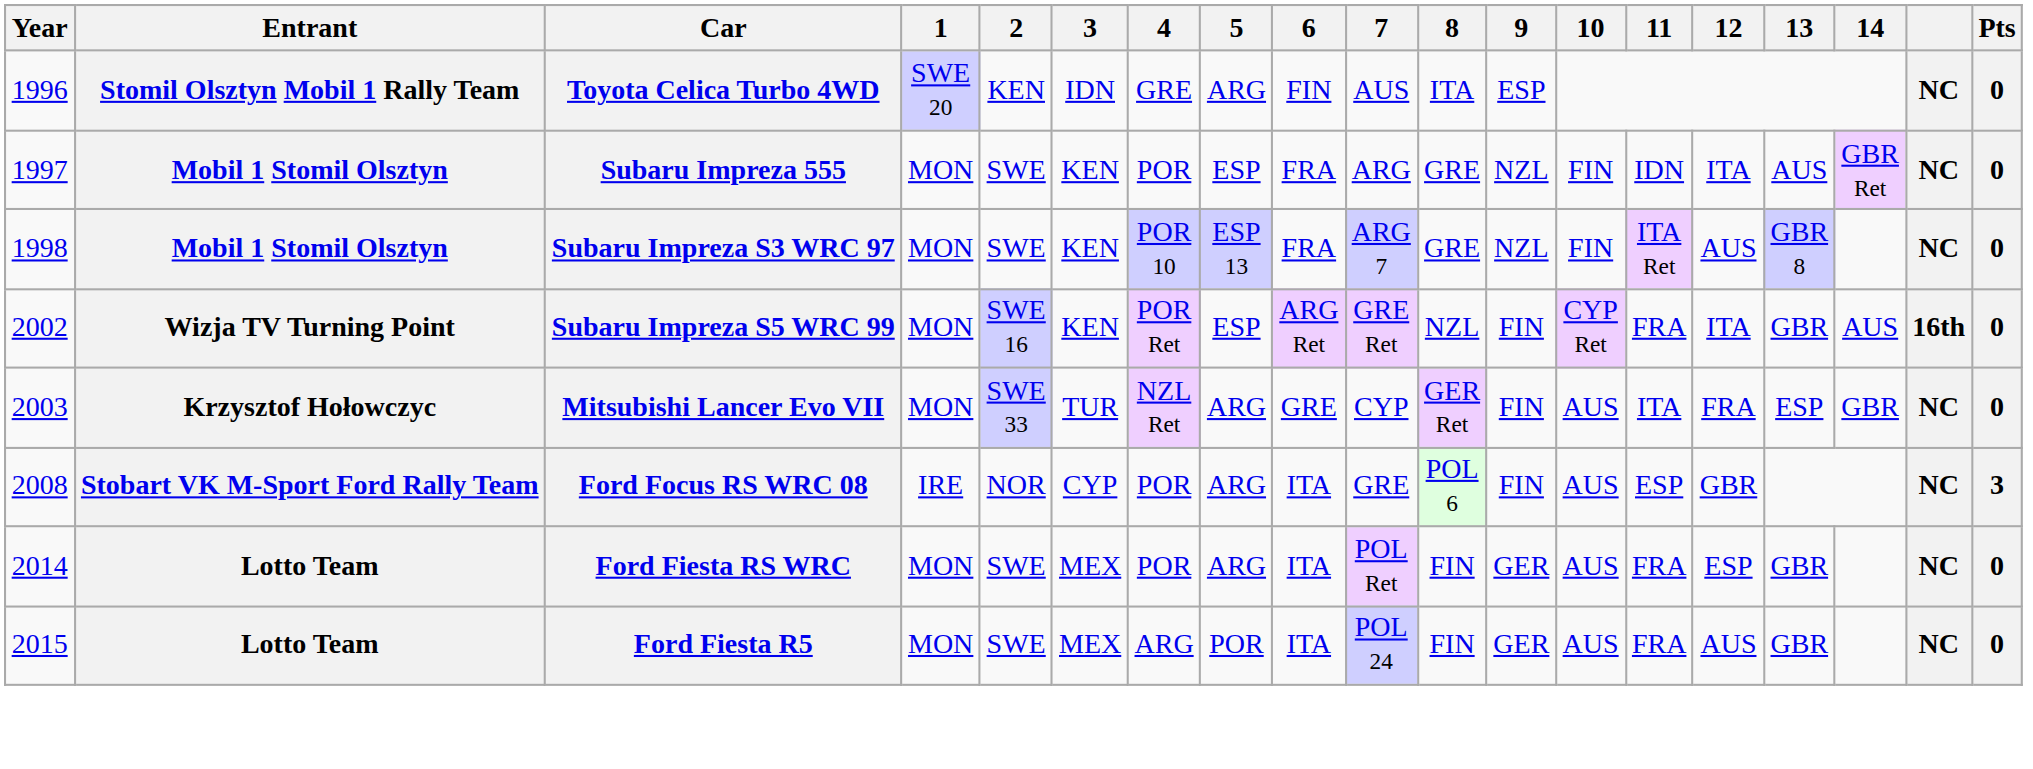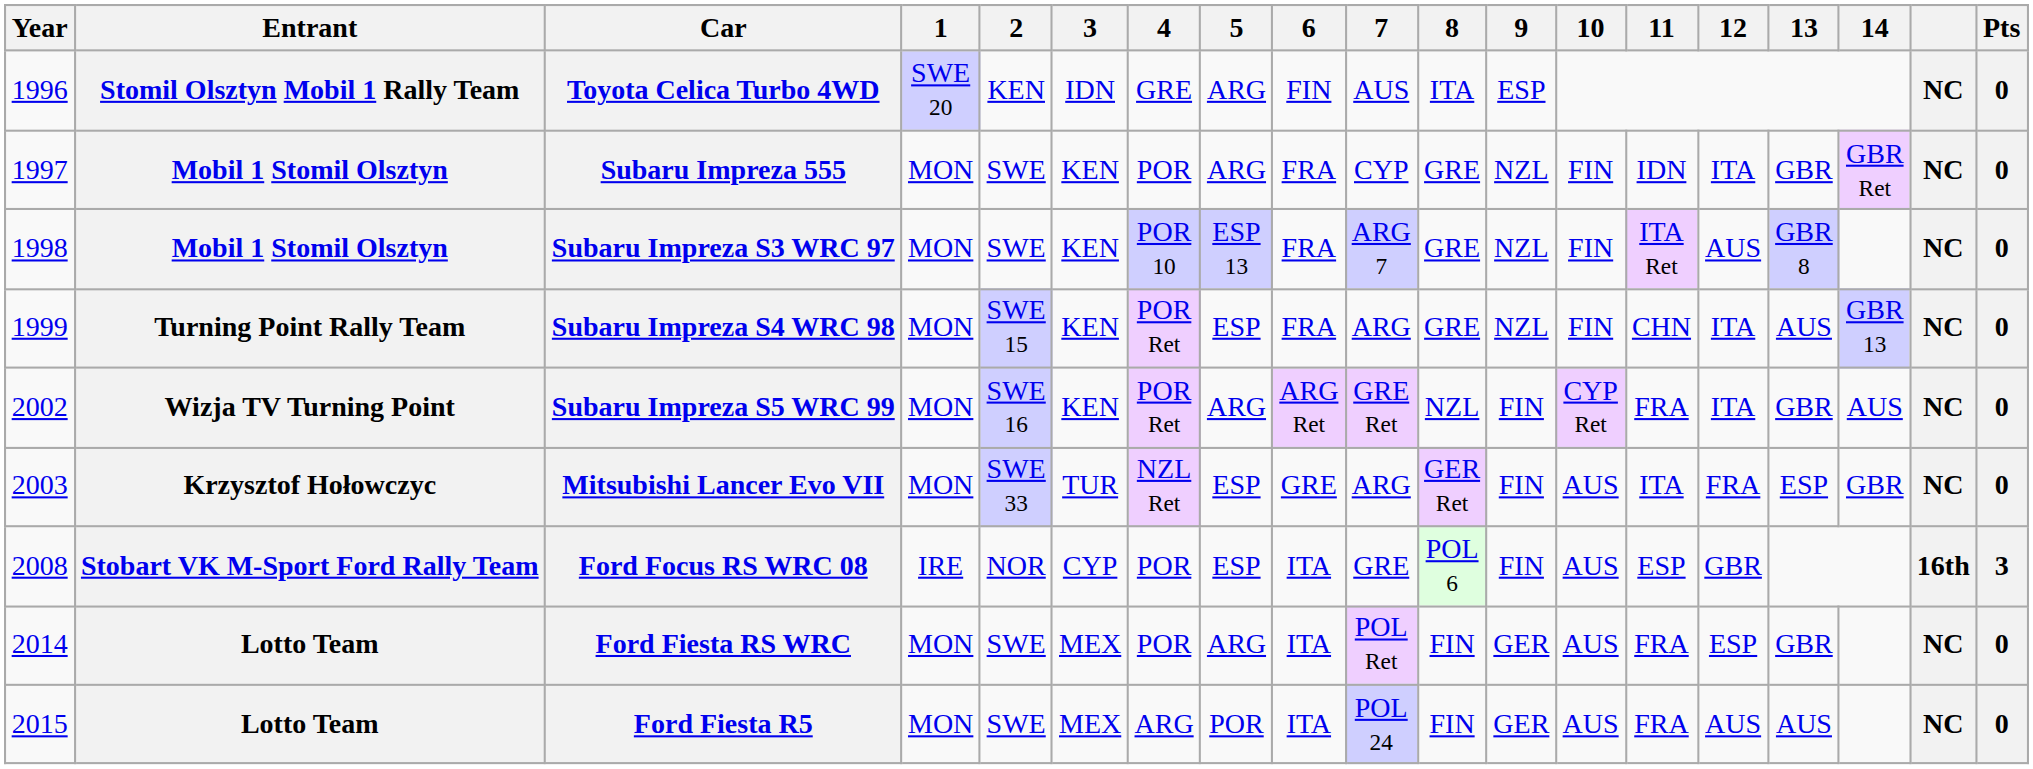(1236, 169) ESP -> (1236, 169) ARG
(1381, 169) ARG -> (1381, 169) CYP
(1799, 169) AUS -> (1804, 169) GBR
+ row: (723, 327)
(1236, 327) ESP -> (1236, 406) ARG
(1939, 327) 16th -> (1943, 406) NC
(1236, 406) ARG -> (1236, 485) ESP
(1381, 406) CYP -> (1381, 485) ARG
(1236, 485) ARG -> (1236, 564) ESP
(1939, 485) NC -> (1943, 564) 16th
(1799, 644) GBR -> (1804, 723) AUS
